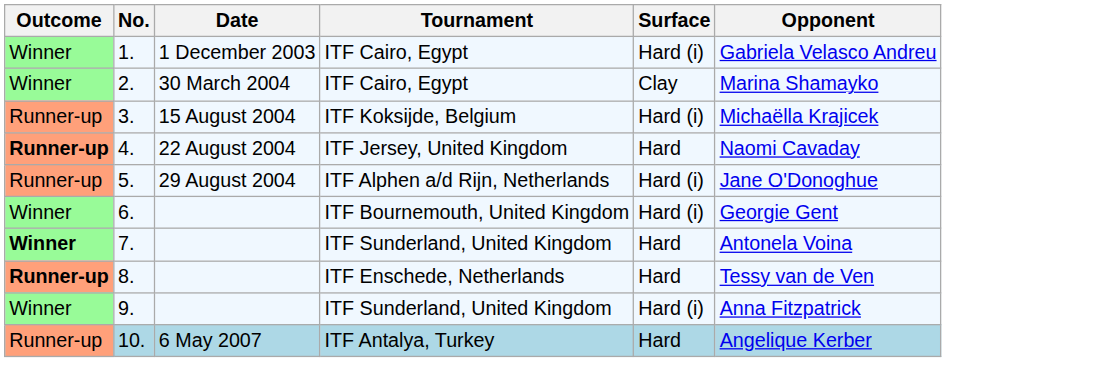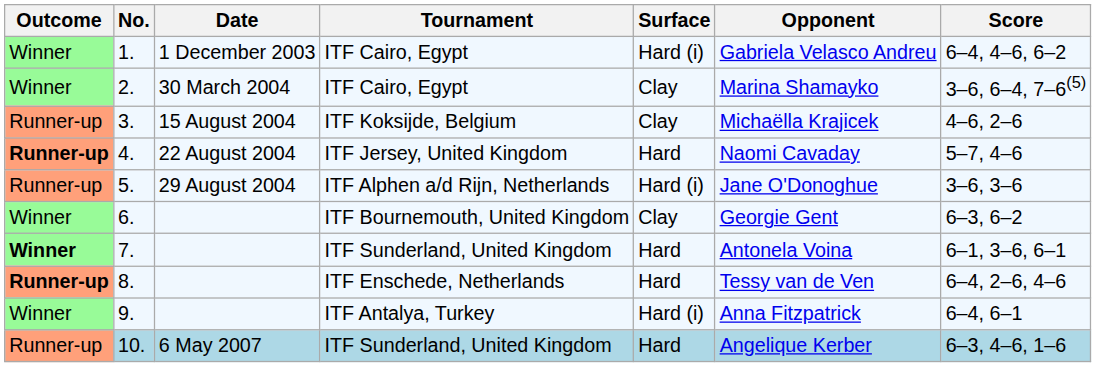+ column: (1016, 20)
(671, 115) Hard (i) -> (658, 121) Clay
(671, 211) Hard (i) -> (658, 217) Clay
(468, 307) ITF Sunderland, United Kingdom -> (409, 313) ITF Antalya, Turkey
(409, 339) ITF Antalya, Turkey -> (468, 345) ITF Sunderland, United Kingdom
